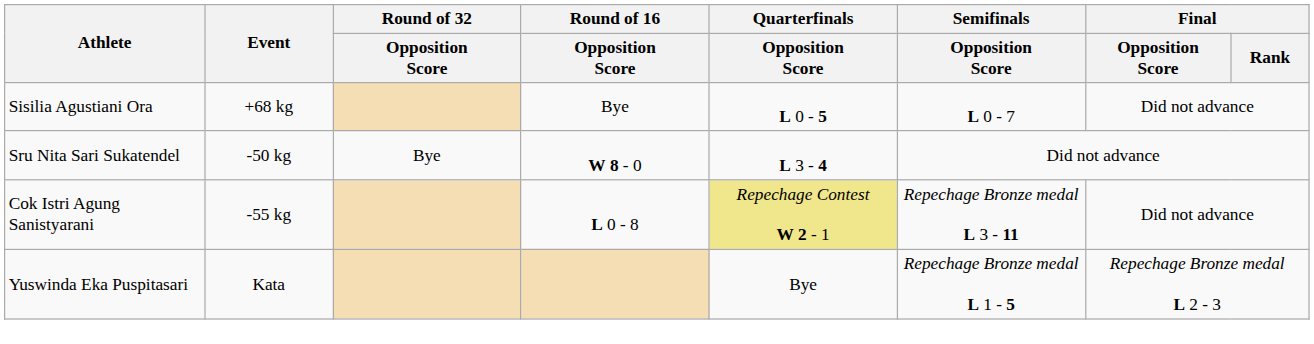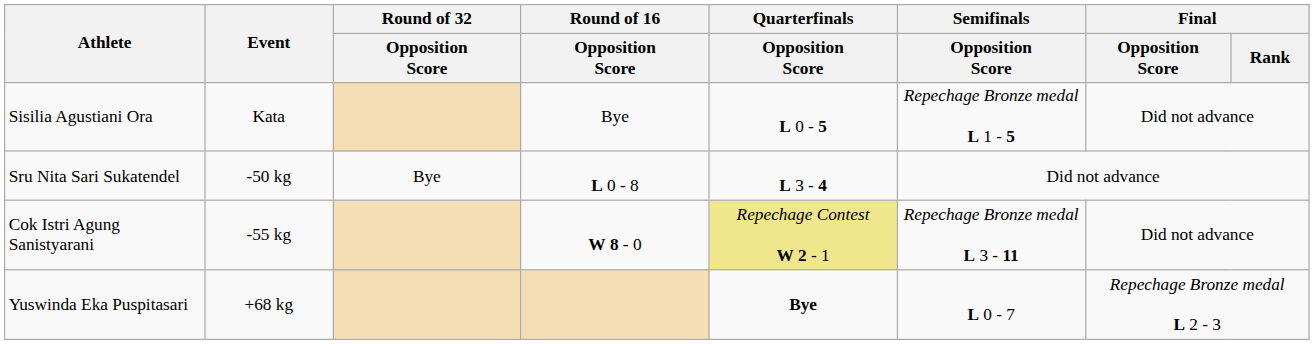(269, 106) +68 kg -> (269, 116) Kata
(991, 116) L 0 - 7 -> (991, 116) Repechage Bronze medal L 1 - 5
(615, 165) W 8 - 0 -> (615, 186) L 0 - 8
(615, 224) L 0 - 8 -> (615, 245) W 8 - 0
(269, 284) Kata -> (269, 304) +68 kg
(803, 284) normal -> (803, 304) bold
(991, 284) Repechage Bronze medal L 1 - 5 -> (991, 314) L 0 - 7
